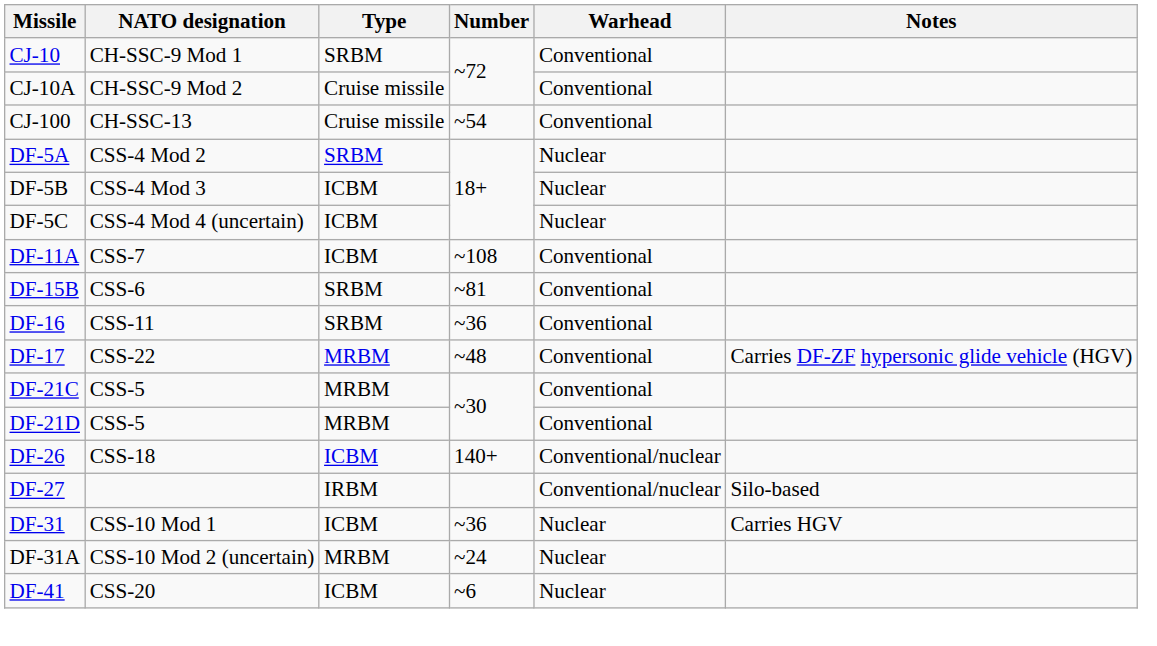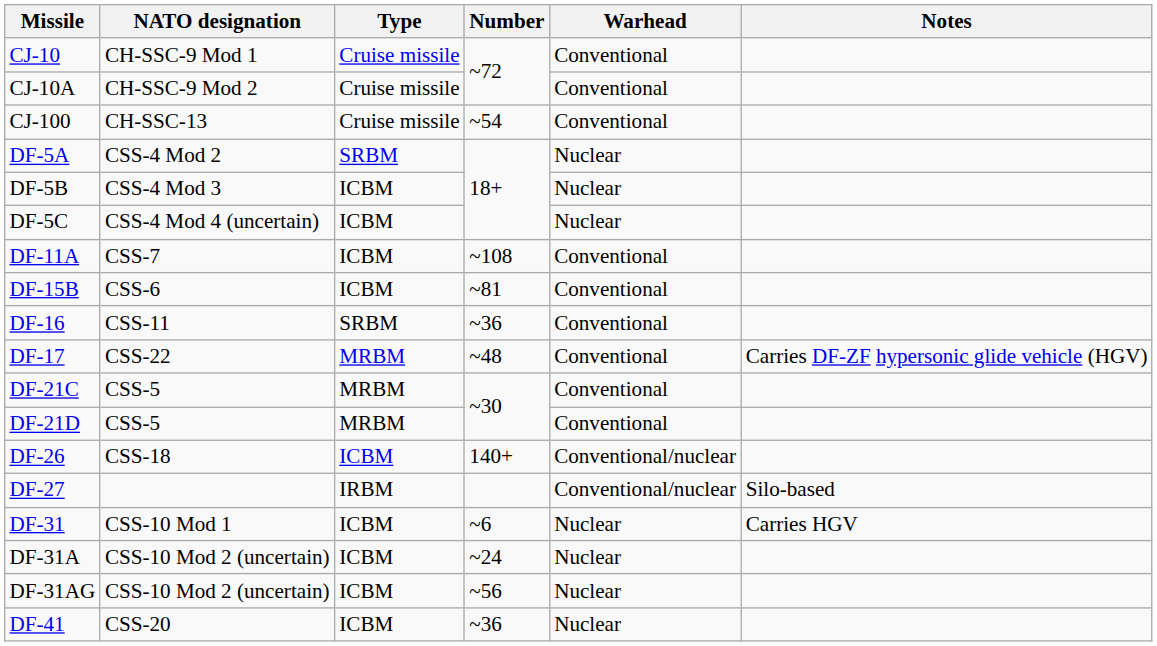(353, 54) SRBM -> (399, 54) Cruise missile
(353, 289) SRBM -> (366, 289) ICBM
(470, 523) ~36 -> (480, 523) ~6
(357, 557) MRBM -> (366, 557) ICBM
+ row: (52, 590)
(465, 590) ~6 -> (486, 624) ~36
